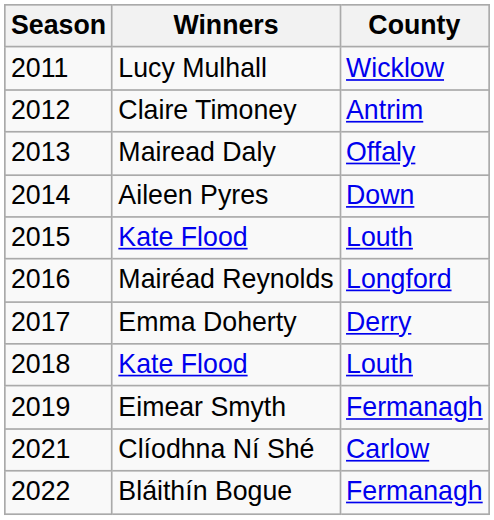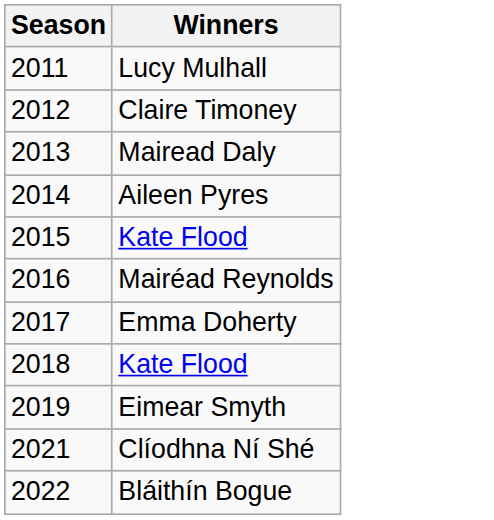- column: (414, 25)
